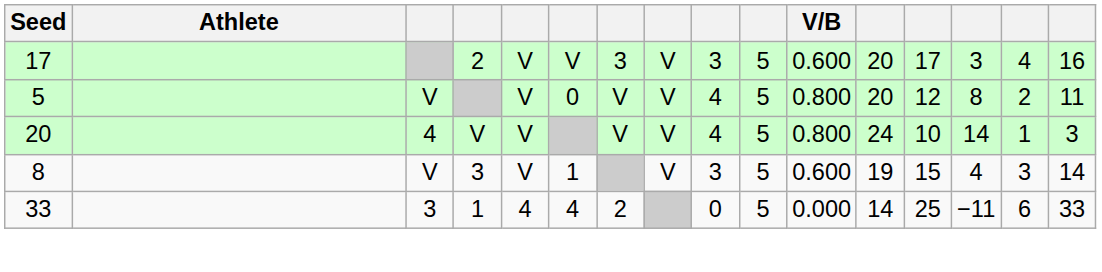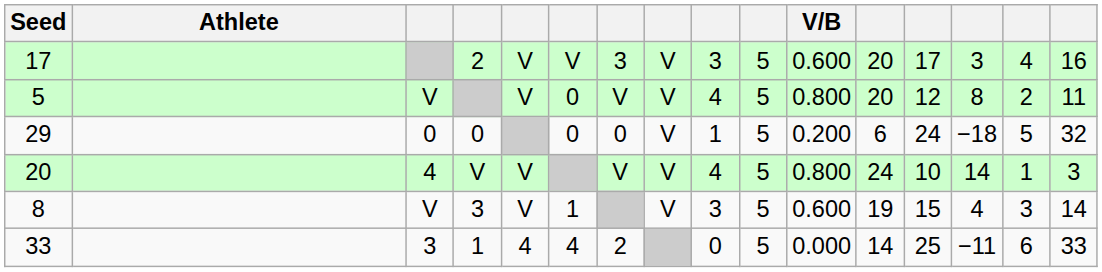+ row: (38, 135)
